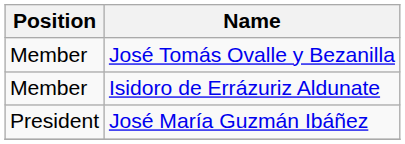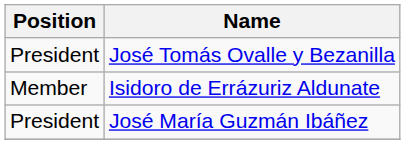(49, 54) Member -> (55, 54) President
